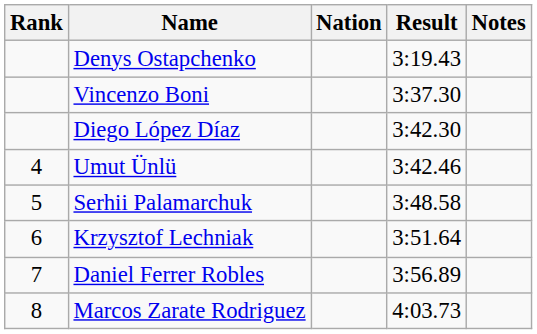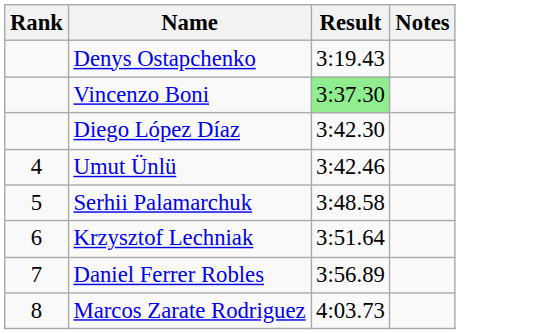- column: (349, 22)
(427, 94) no background -> (350, 94) lightgreen background
